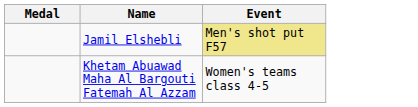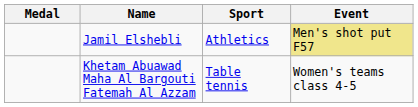+ column: (247, 14)
